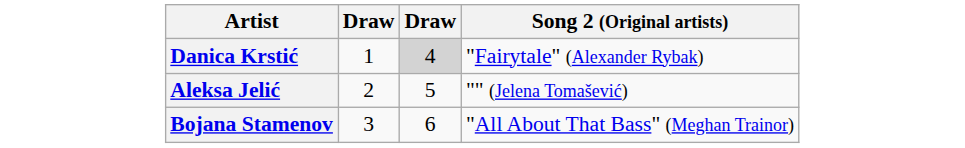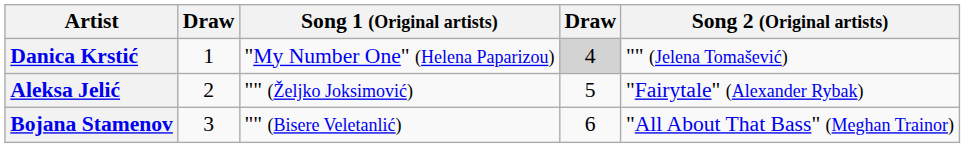+ column: (399, 21)
(585, 55) "Fairytale" (Alexander Rybak) -> (707, 55) "" (Jelena Tomašević)
(547, 90) "" (Jelena Tomašević) -> (745, 90) "Fairytale" (Alexander Rybak)
